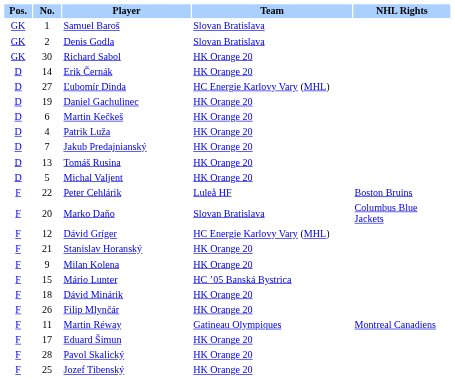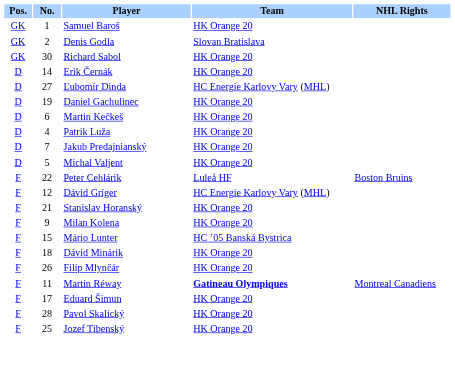(229, 26) Slovan Bratislava -> (223, 26) HK Orange 20
- row: (92, 162)
- row: (89, 213)
(237, 325) normal -> (240, 283) bold
